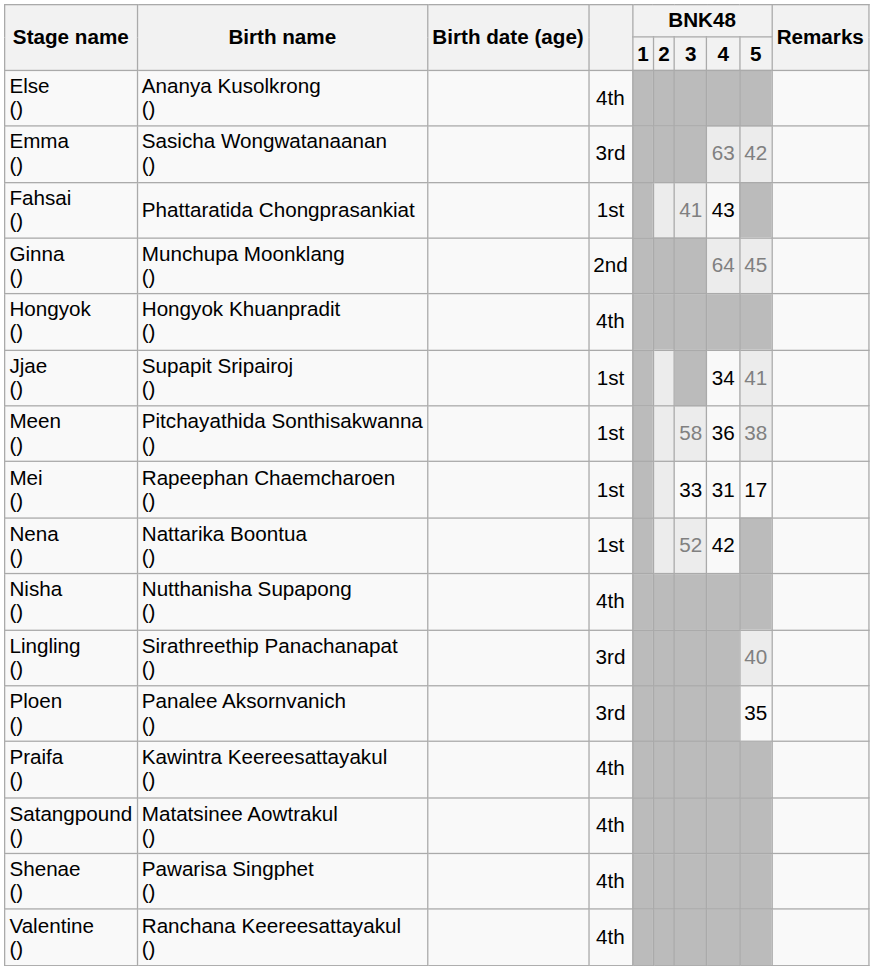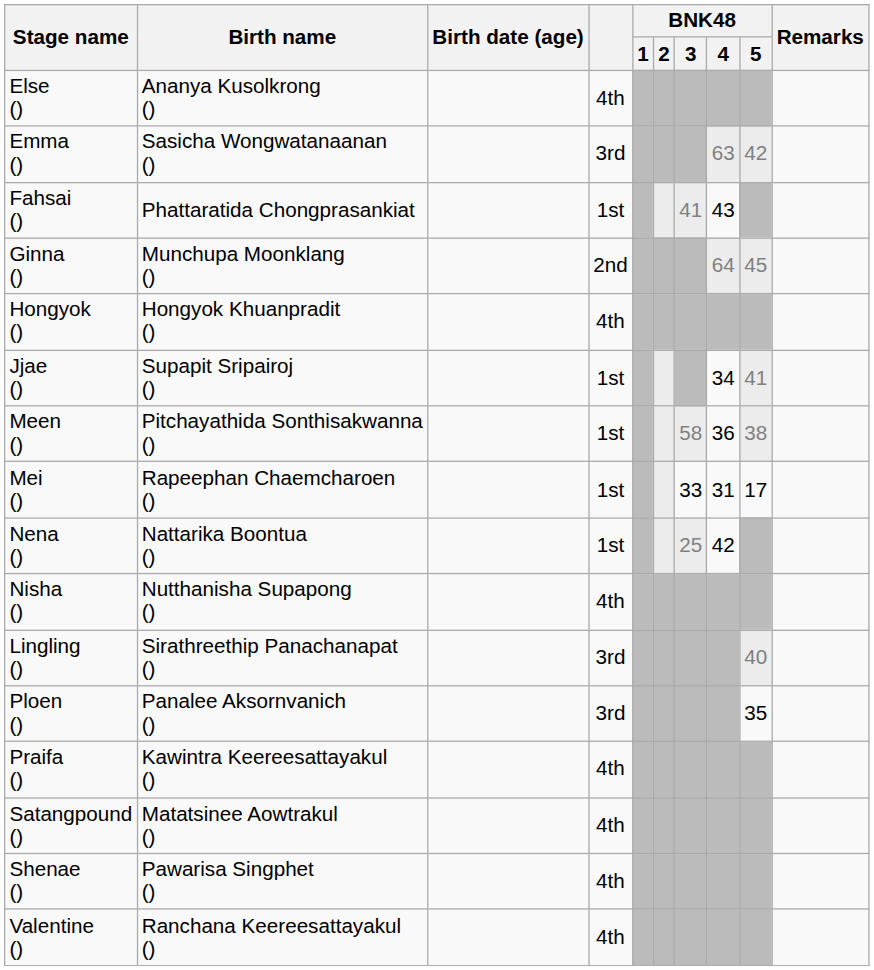(691, 545) 52 -> (691, 545) 25
